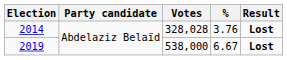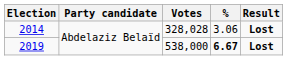(226, 30) 3.76 -> (226, 30) 3.06
(226, 46) normal -> (226, 46) bold
